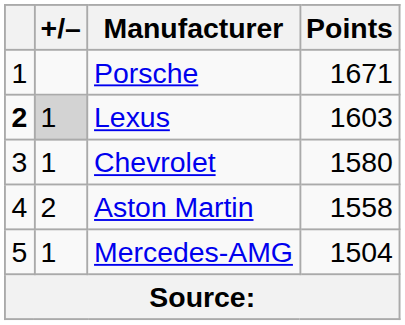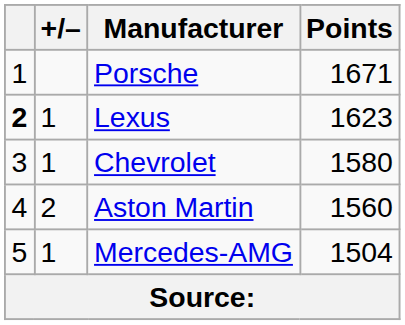(48, 118) lightgrey background -> (48, 118) no background
(361, 118) 1603 -> (361, 118) 1623
(361, 208) 1558 -> (361, 208) 1560
